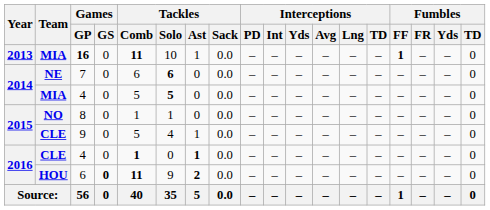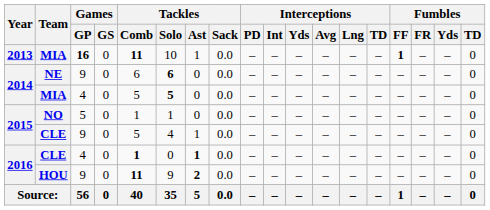(83, 74) 7 -> (83, 74) 9
(83, 114) 8 -> (83, 114) 5
(83, 174) 6 -> (83, 174) 9
(106, 174) bold -> (106, 174) normal
